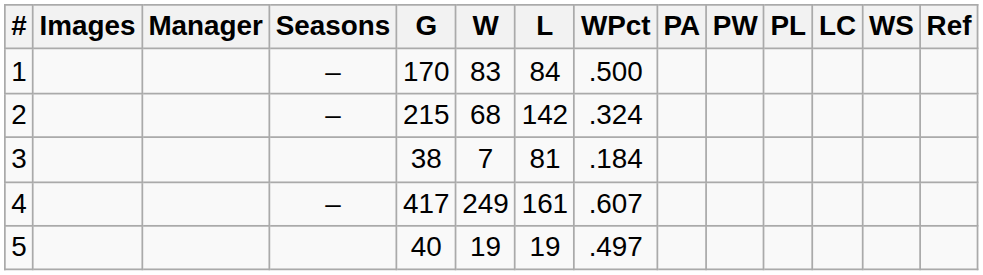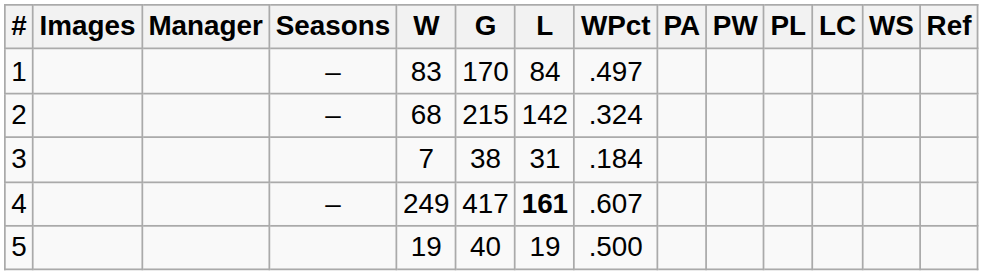columns swapped: (426, 26) <-> (486, 26)
(616, 70) .500 -> (616, 70) .497
(545, 159) 81 -> (545, 159) 31
(545, 203) normal -> (545, 203) bold
(616, 247) .497 -> (616, 247) .500
